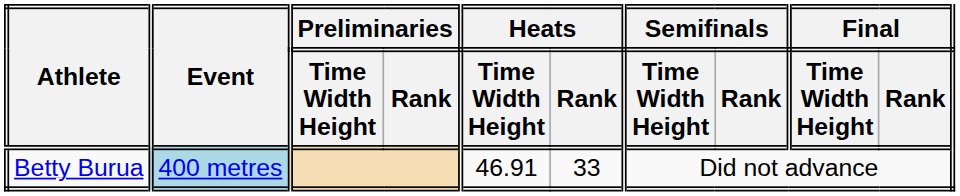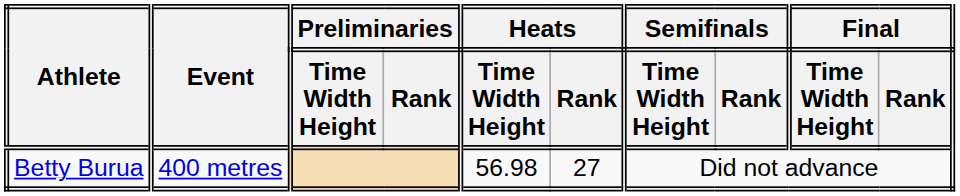(220, 168) lightblue background -> (220, 168) no background
(506, 168) 46.91 -> (506, 168) 56.98
(587, 168) 33 -> (587, 168) 27
